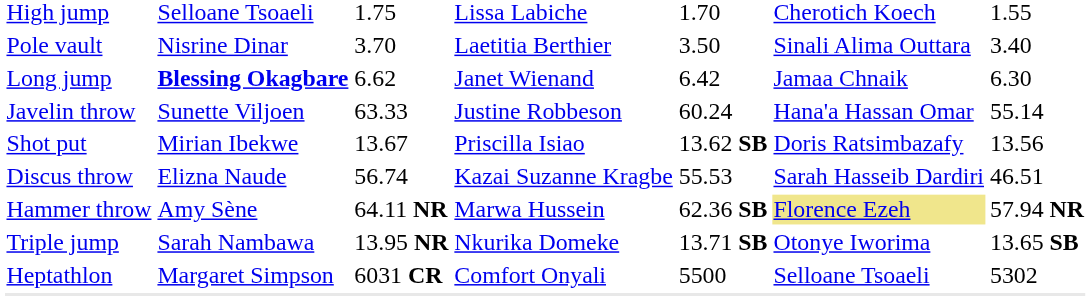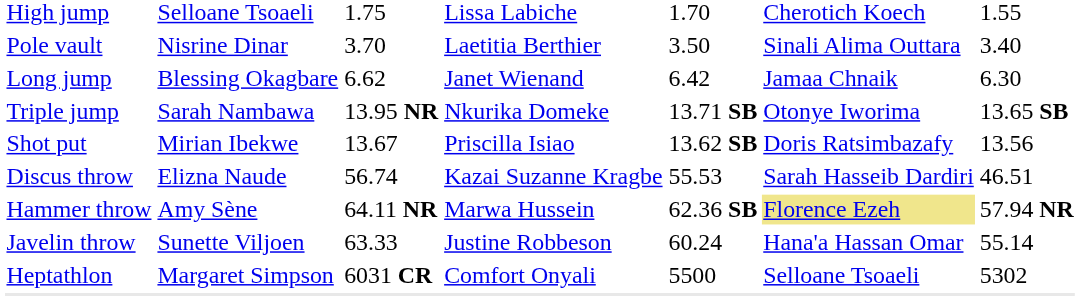(253, 78) bold -> (248, 78) normal
rows swapped: (63, 242) <-> (71, 110)
